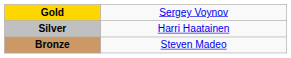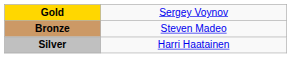rows swapped: (52, 28) <-> (52, 45)
